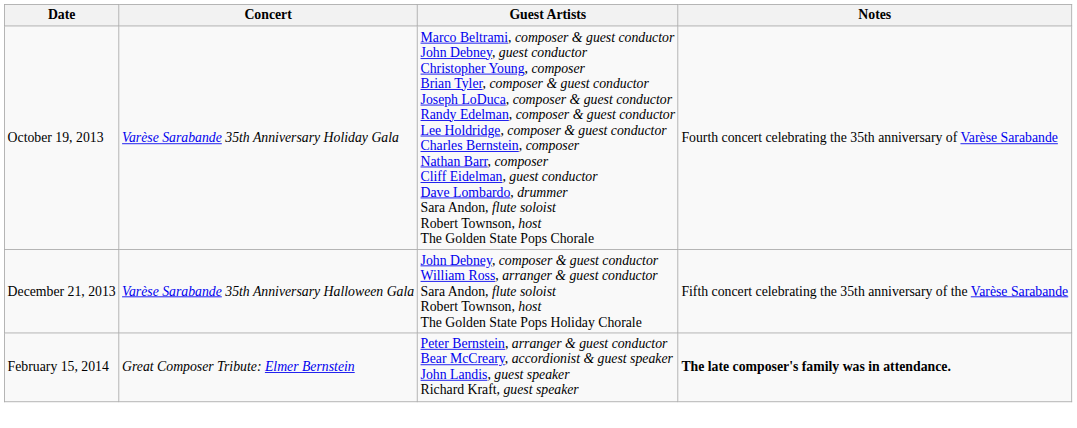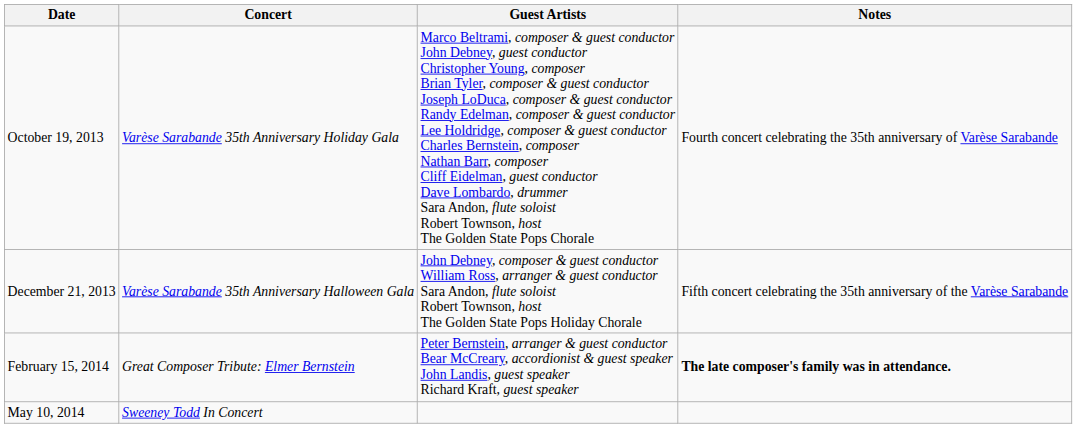+ row: (46, 412)
